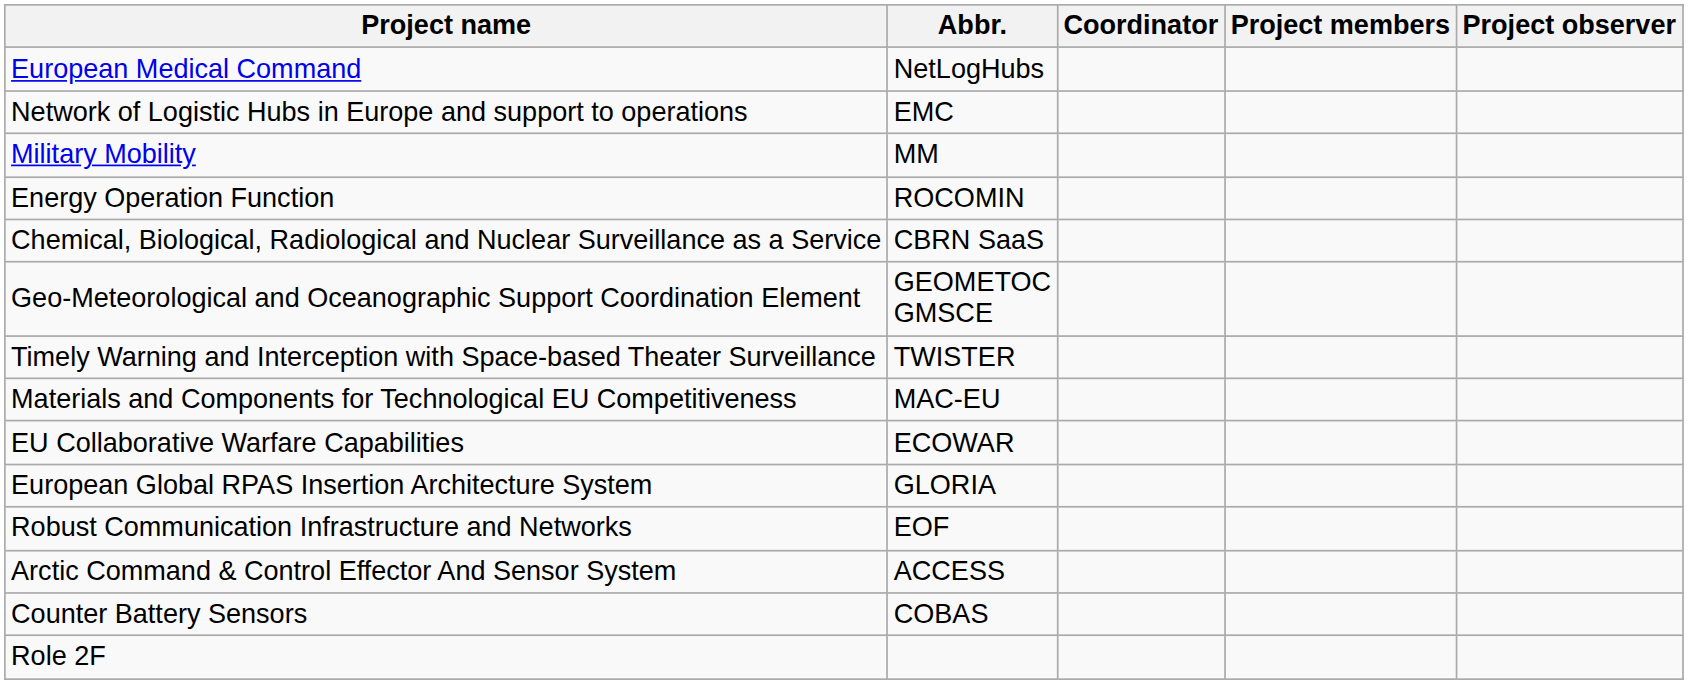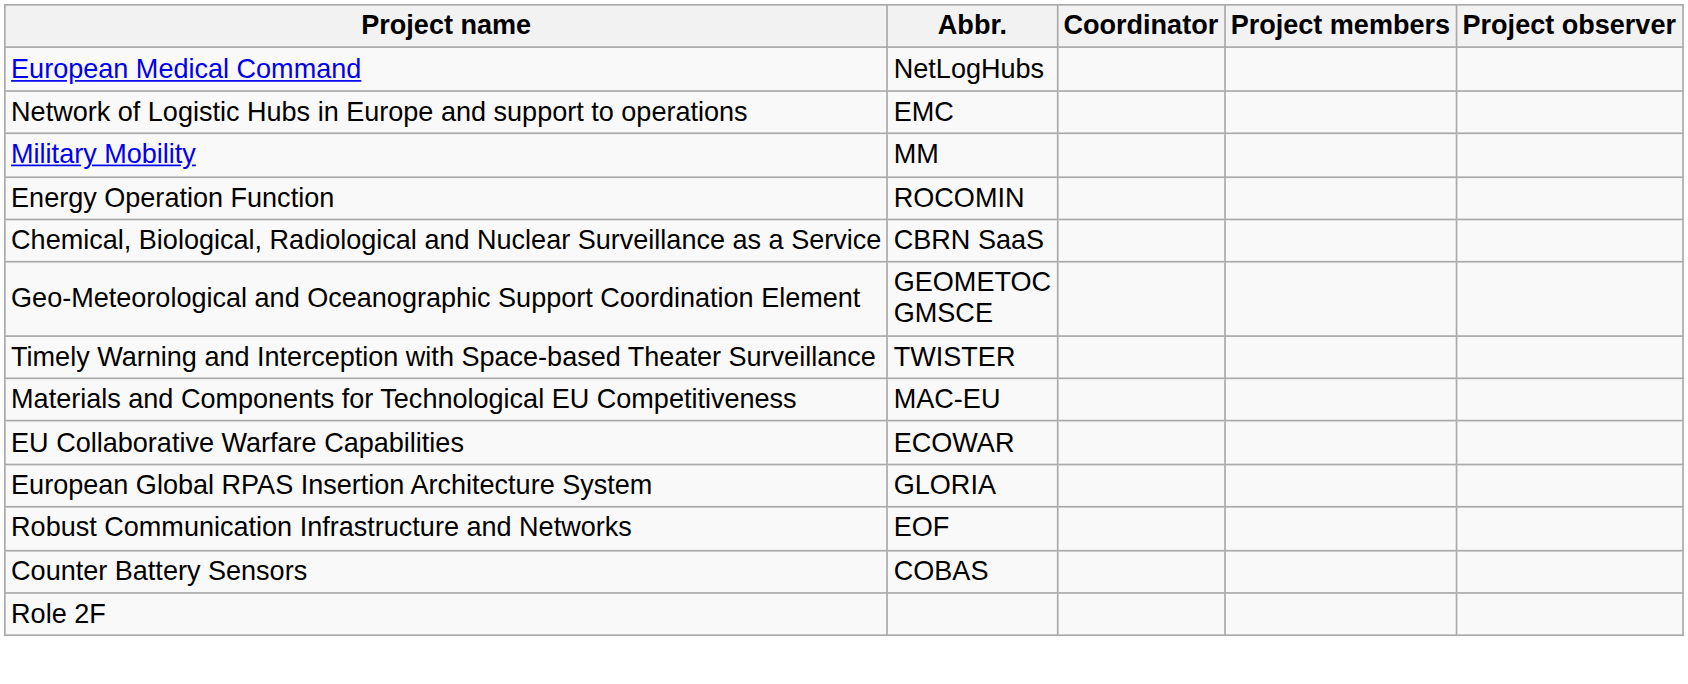- row: (344, 570)
